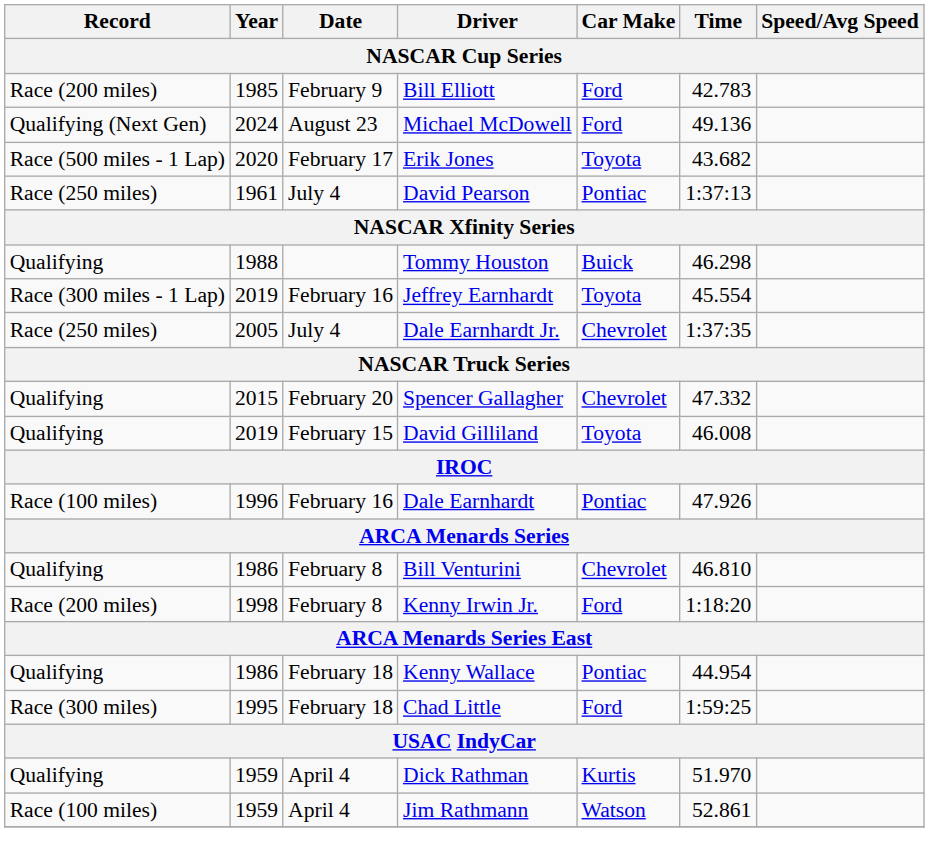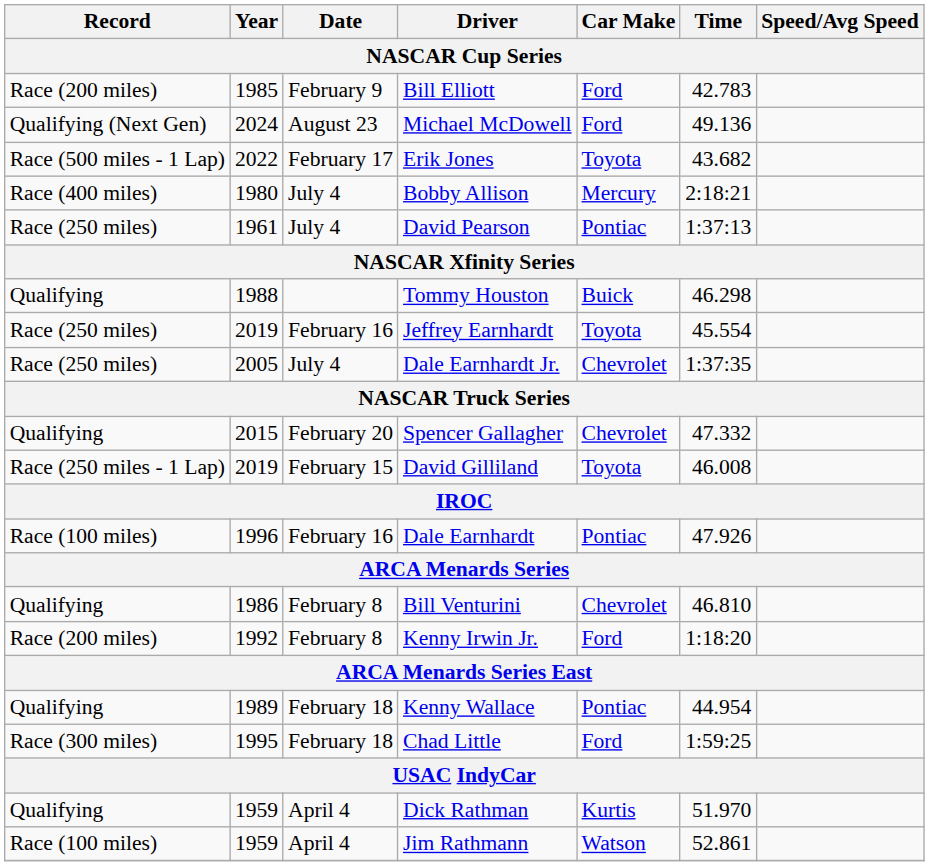(257, 158) 2020 -> (257, 158) 2022
+ row: (466, 192)
(117, 295) Race (300 miles - 1 Lap) -> (83, 329) Race (250 miles)
(56, 432) Qualifying -> (117, 466) Race (250 miles - 1 Lap)
(257, 603) 1998 -> (257, 638) 1992
(257, 672) 1986 -> (257, 706) 1989
